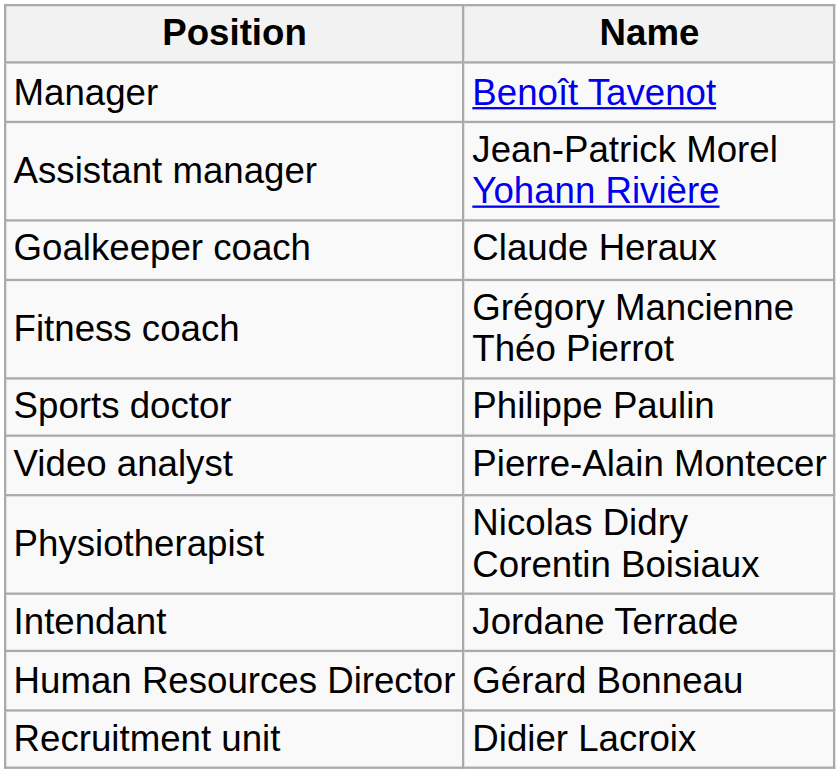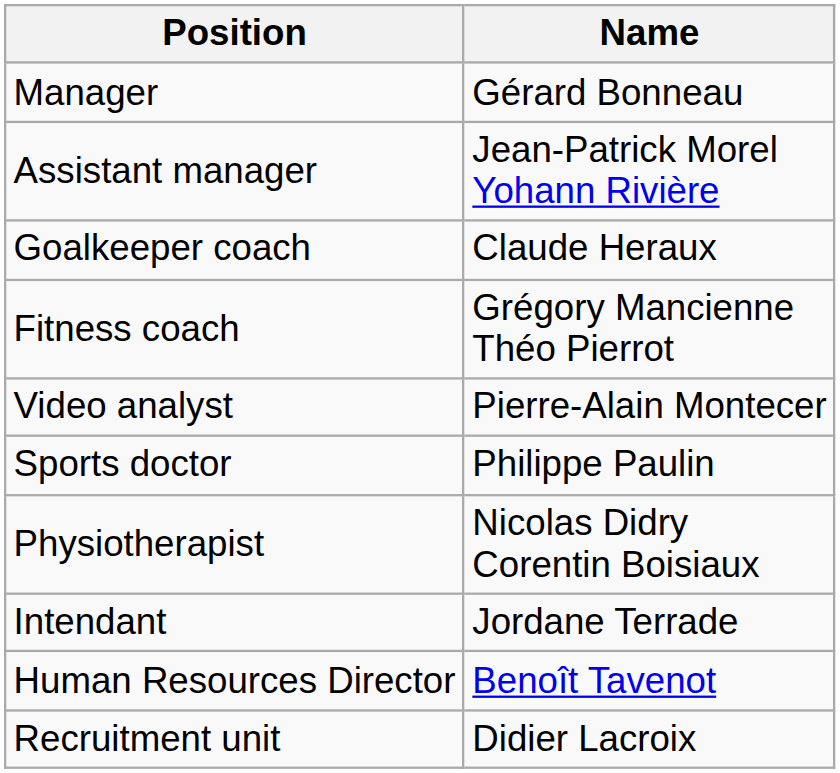(594, 91) Benoît Tavenot -> (608, 91) Gérard Bonneau
rows swapped: (123, 464) <-> (123, 406)
(608, 680) Gérard Bonneau -> (594, 680) Benoît Tavenot
